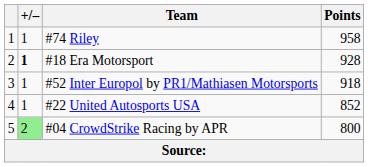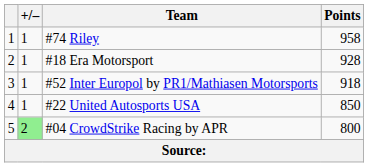(24, 61) bold -> (24, 61) normal
(350, 106) 852 -> (350, 106) 850
